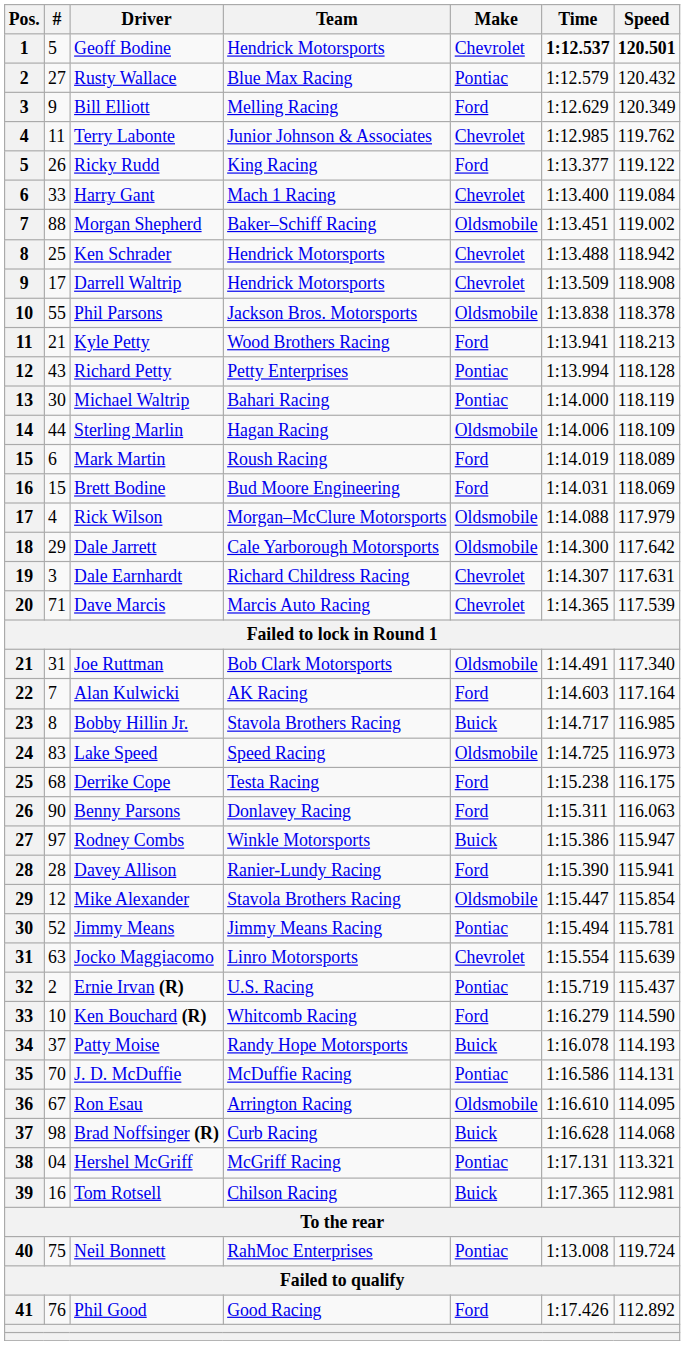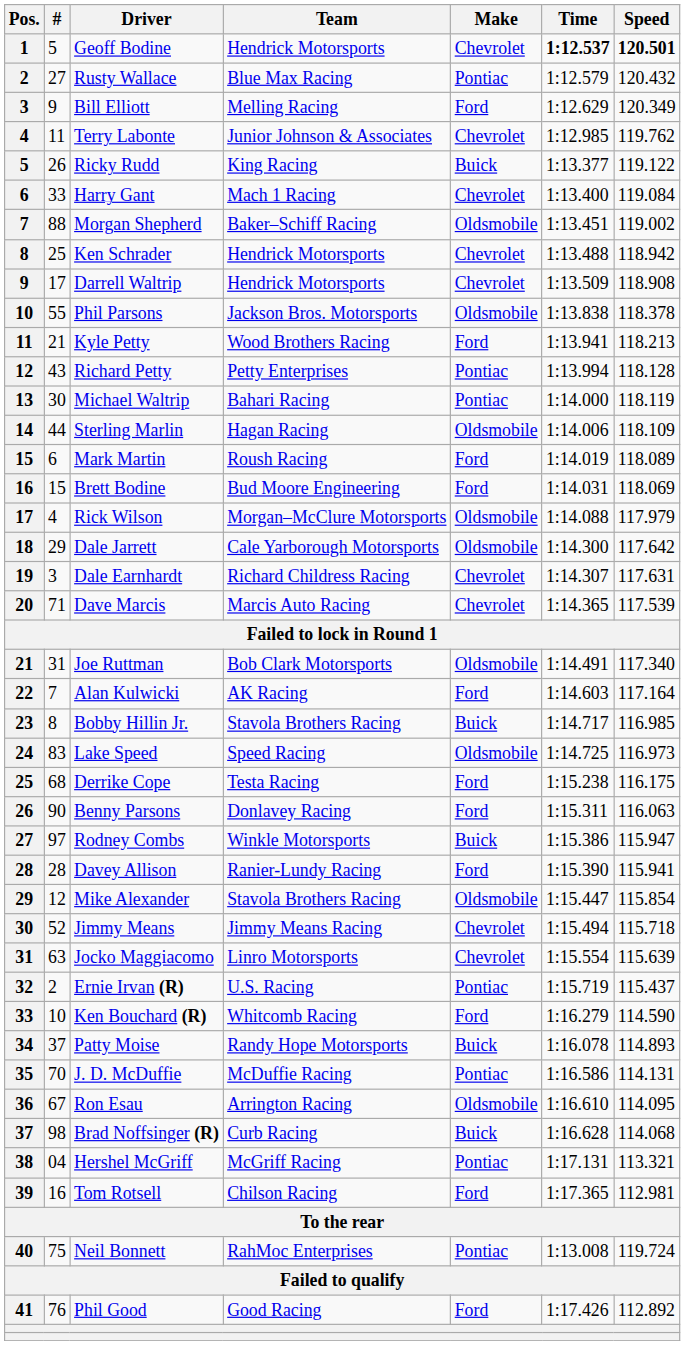(472, 165) Ford -> (476, 165) Buick
(481, 928) Pontiac -> (490, 928) Chevrolet
(646, 928) 115.781 -> (646, 928) 115.718
(646, 1045) 114.193 -> (646, 1045) 114.893
(476, 1192) Buick -> (472, 1192) Ford
